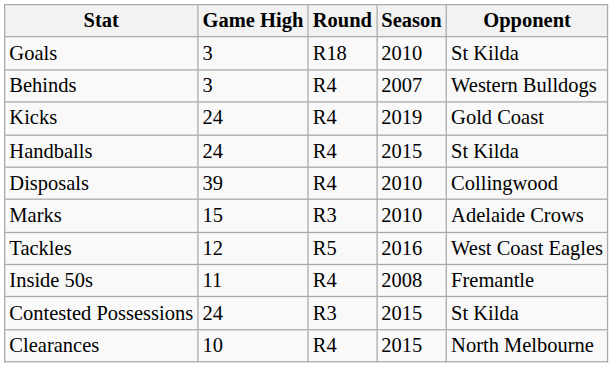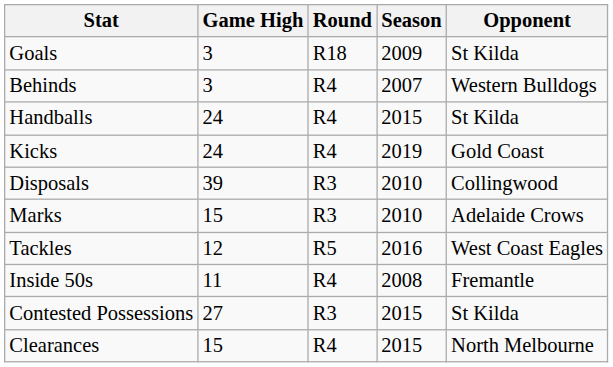(402, 53) 2010 -> (402, 53) 2009
rows swapped: (33, 118) <-> (51, 150)
(325, 183) R4 -> (325, 183) R3
(213, 313) 24 -> (213, 313) 27
(213, 345) 10 -> (213, 345) 15
